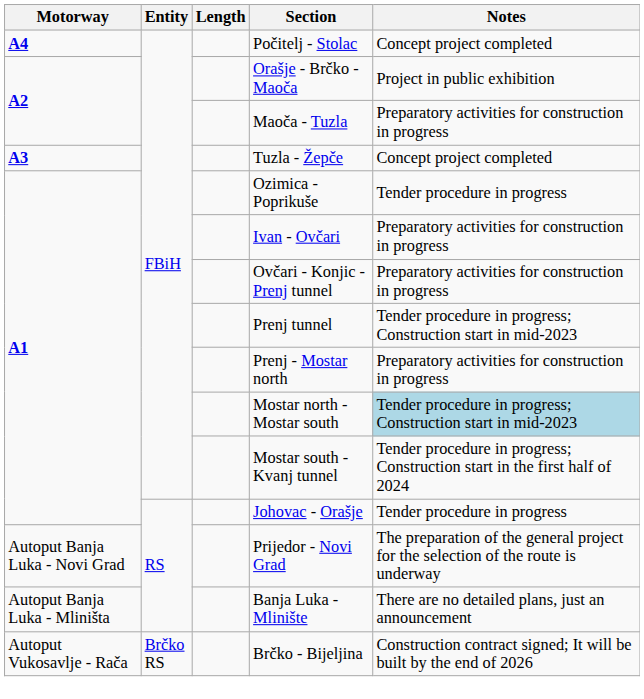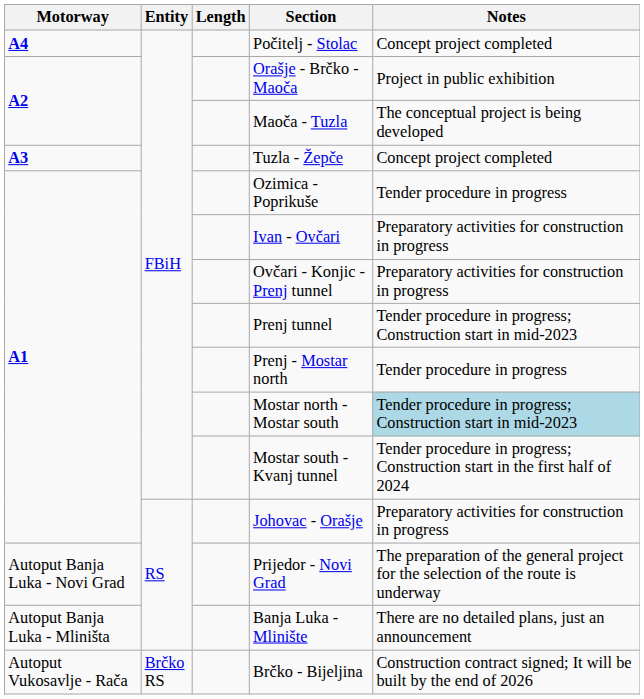(500, 122) Preparatory activities for construction in progress -> (479, 122) The conceptual project is being developed
(500, 369) Preparatory activities for construction in progress -> (472, 369) Tender procedure in progress
(472, 511) Tender procedure in progress -> (500, 520) Preparatory activities for construction in progress
